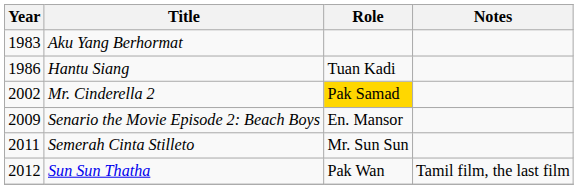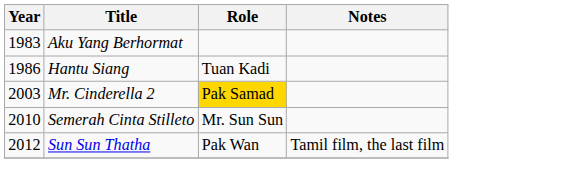(24, 94) 2002 -> (24, 94) 2003
- row: (184, 119)
(24, 145) 2011 -> (24, 119) 2010
